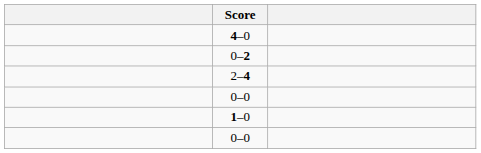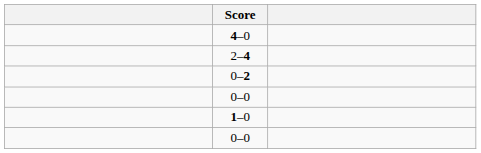rows swapped: (109, 56) <-> (109, 76)
